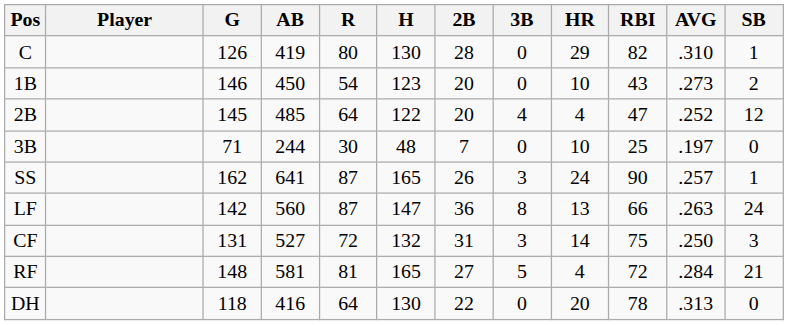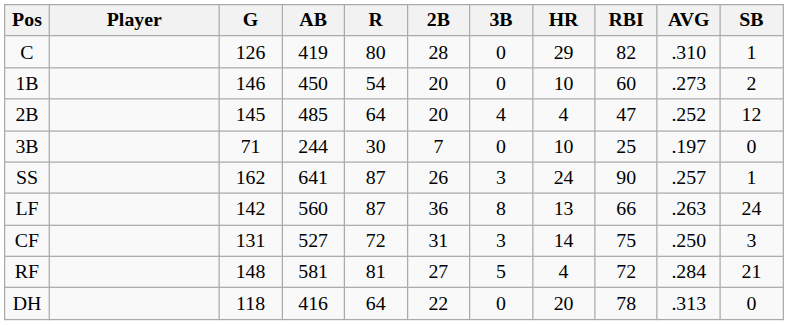- column: (406, 20)
(638, 83) 43 -> (626, 83) 60
